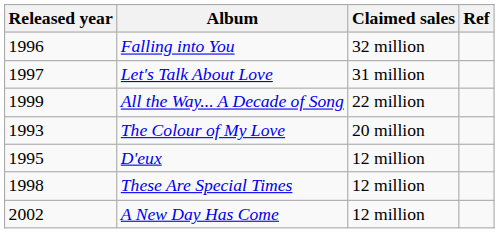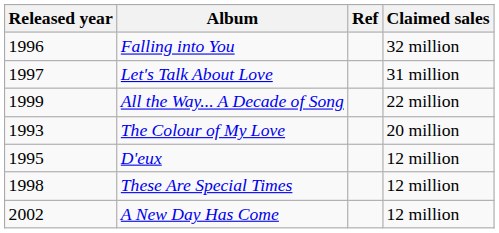columns swapped: (404, 18) <-> (476, 18)
